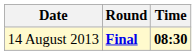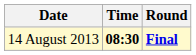columns swapped: (171, 15) <-> (126, 15)
